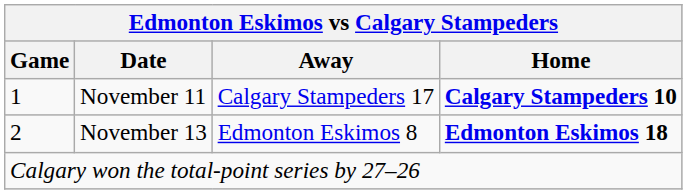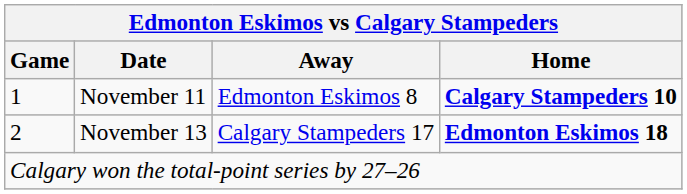(326, 96) Calgary Stampeders 17 -> (318, 96) Edmonton Eskimos 8
(318, 133) Edmonton Eskimos 8 -> (326, 133) Calgary Stampeders 17
